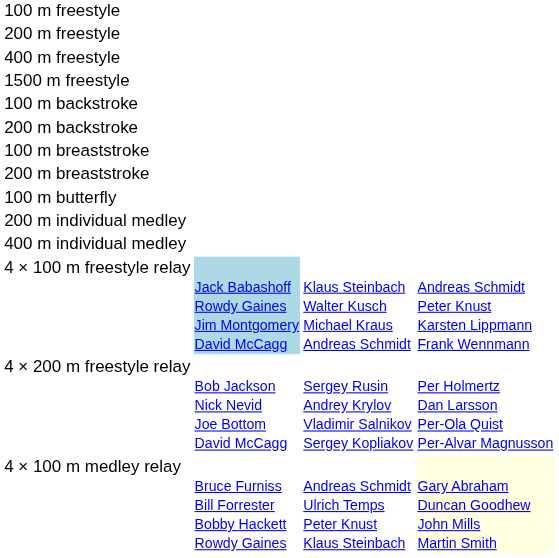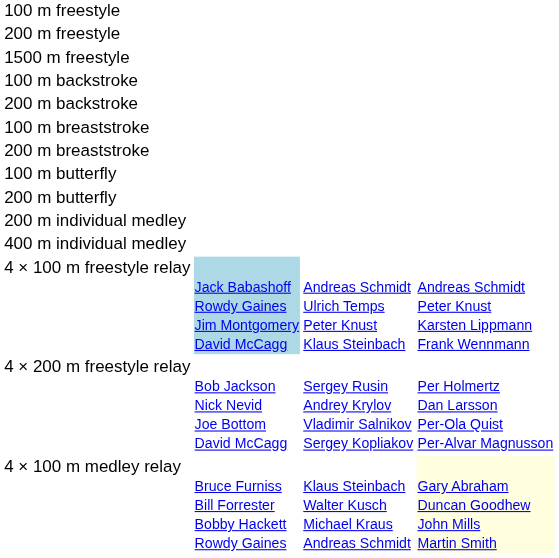- row: (62, 57)
+ row: (60, 197)
(357, 315) Klaus Steinbach Walter Kusch Michael Kraus Andreas Schmidt -> (357, 315) Andreas Schmidt Ulrich Temps Peter Knust Klaus Steinbach
(357, 515) Andreas Schmidt Ulrich Temps Peter Knust Klaus Steinbach -> (357, 515) Klaus Steinbach Walter Kusch Michael Kraus Andreas Schmidt
